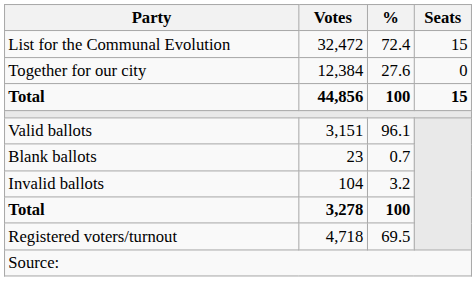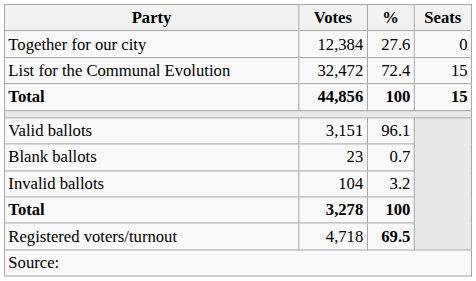rows swapped: (119, 44) <-> (77, 70)
(396, 236) normal -> (396, 236) bold
